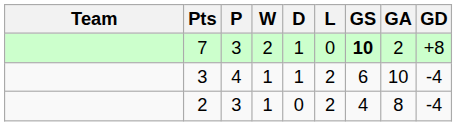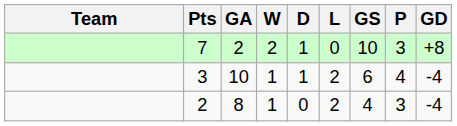columns swapped: (236, 18) <-> (398, 18)
(363, 47) bold -> (368, 47) normal
